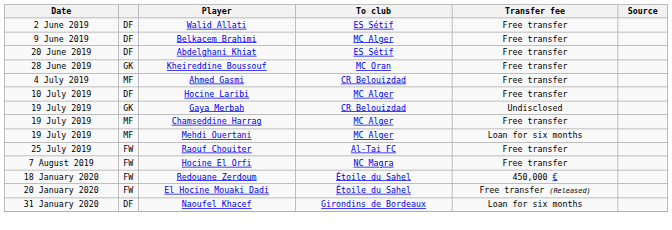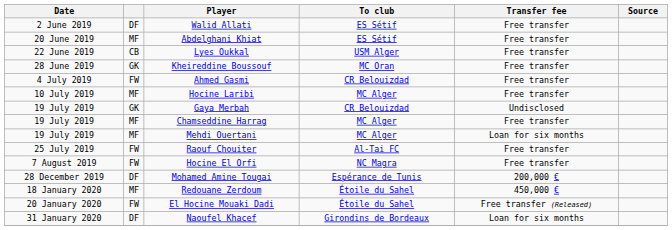- row: (217, 39)
(128, 53) DF -> (134, 39) MF
+ row: (222, 53)
(128, 80) MF -> (134, 80) FW
(128, 94) DF -> (134, 94) MF
+ row: (222, 177)
(128, 177) FW -> (134, 191) MF
